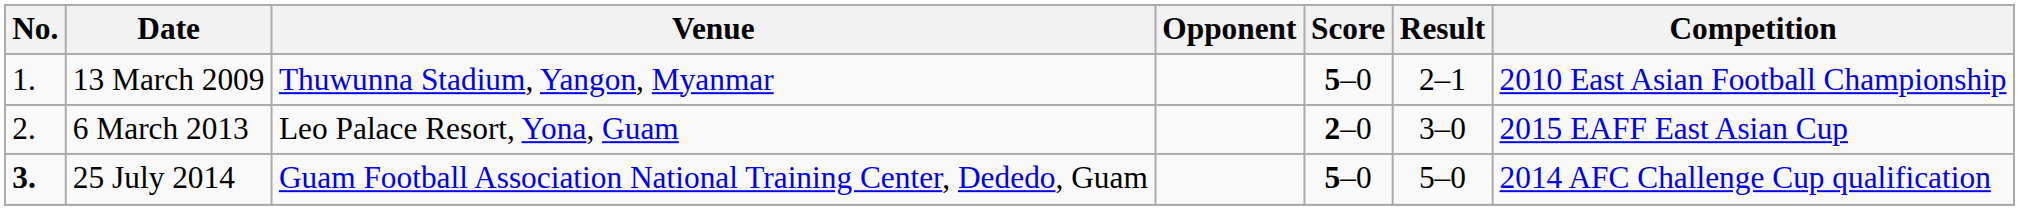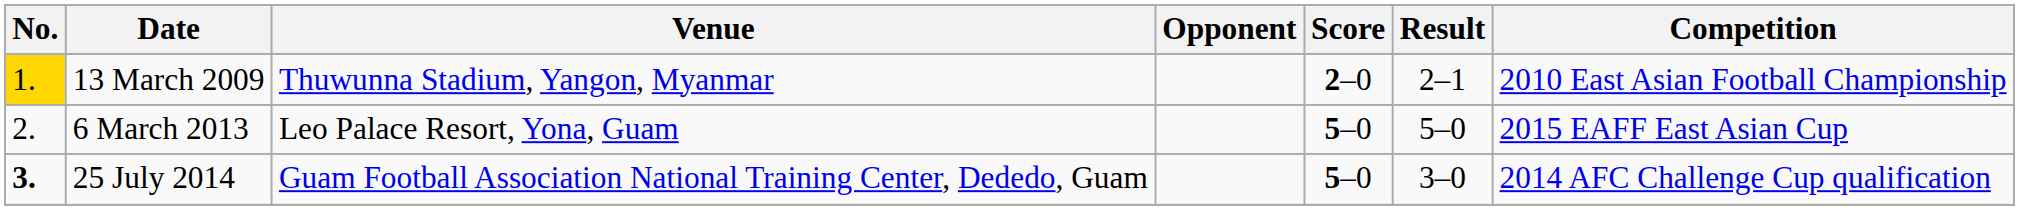(24, 79) no background -> (24, 79) gold background
(1348, 79) 5–0 -> (1348, 79) 2–0
(1348, 128) 2–0 -> (1348, 128) 5–0
(1442, 128) 3–0 -> (1442, 128) 5–0
(1442, 178) 5–0 -> (1442, 178) 3–0
